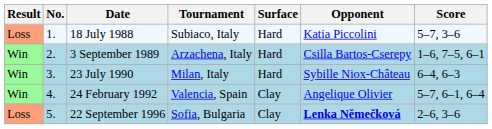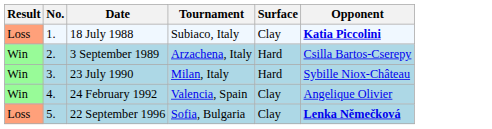- column: (451, 13)
(270, 33) Hard -> (269, 33) Clay
(340, 33) normal -> (342, 33) bold
